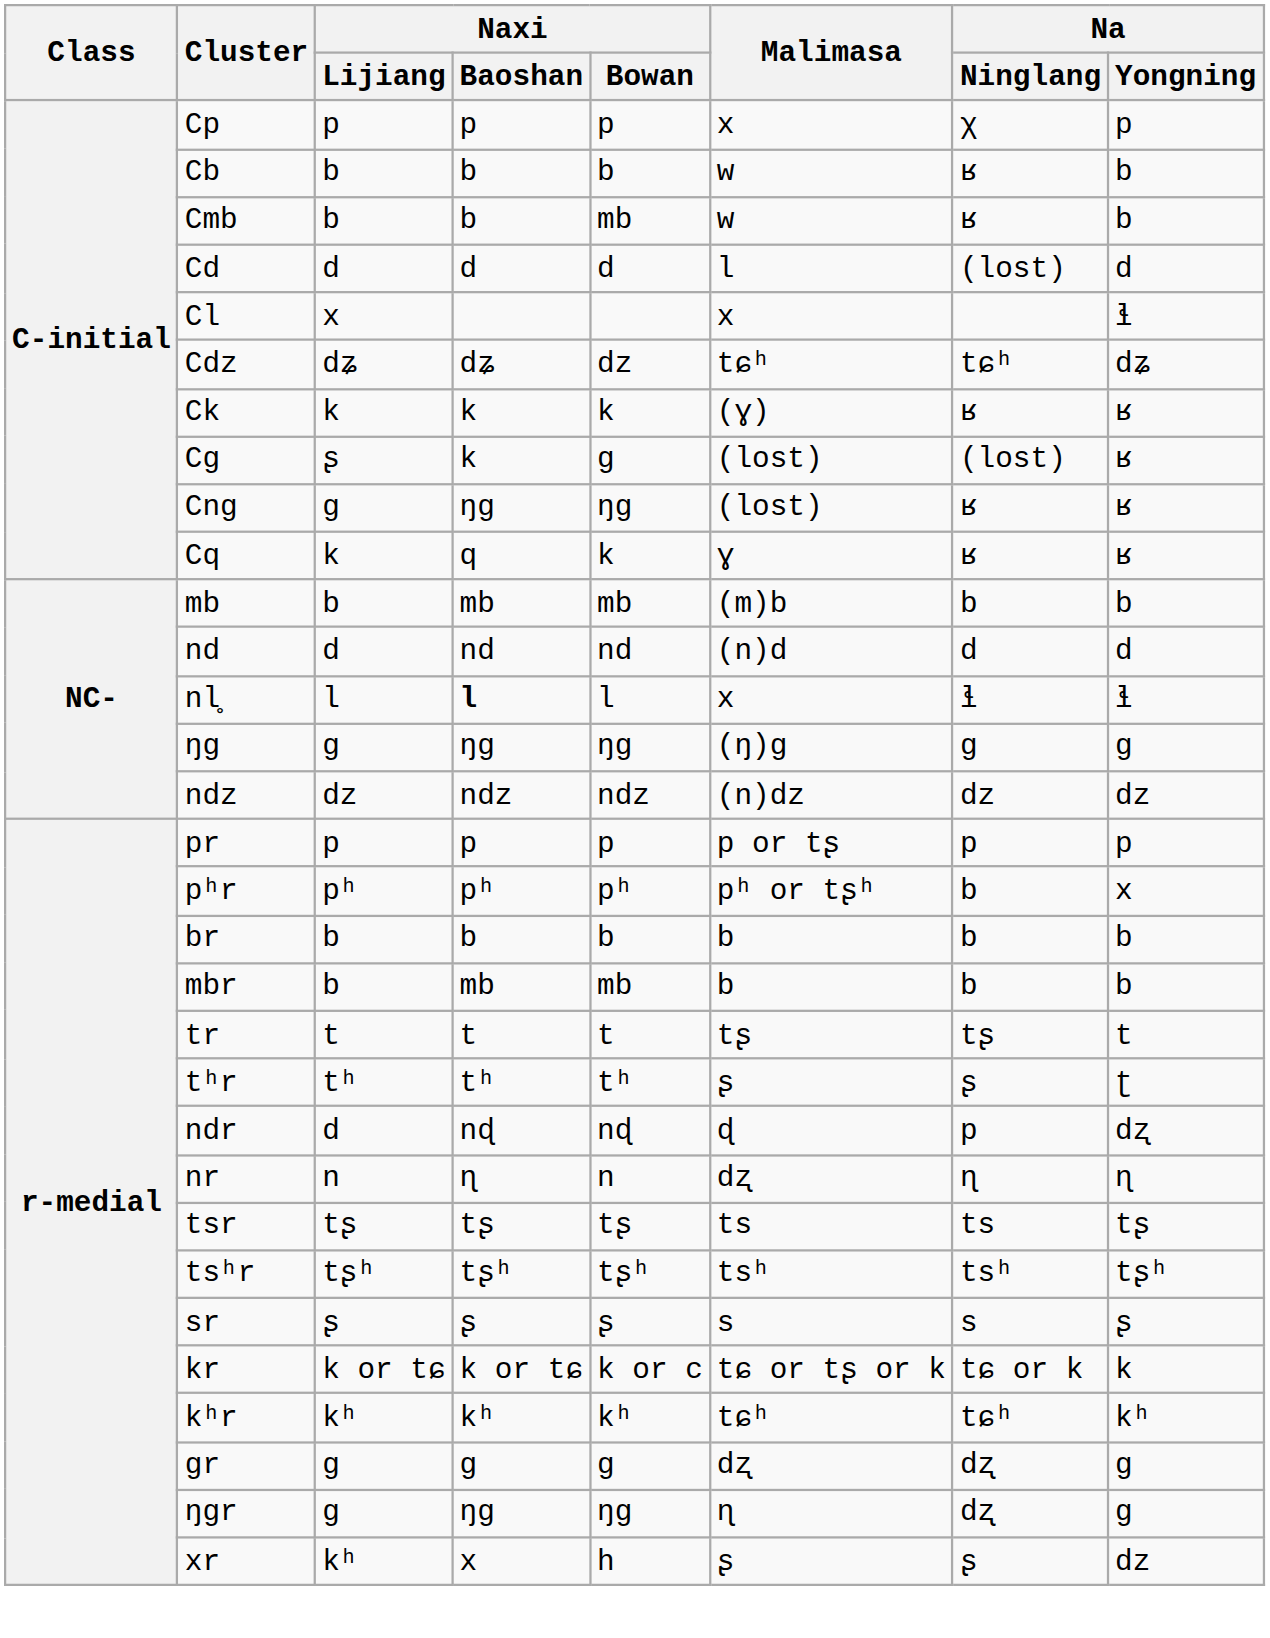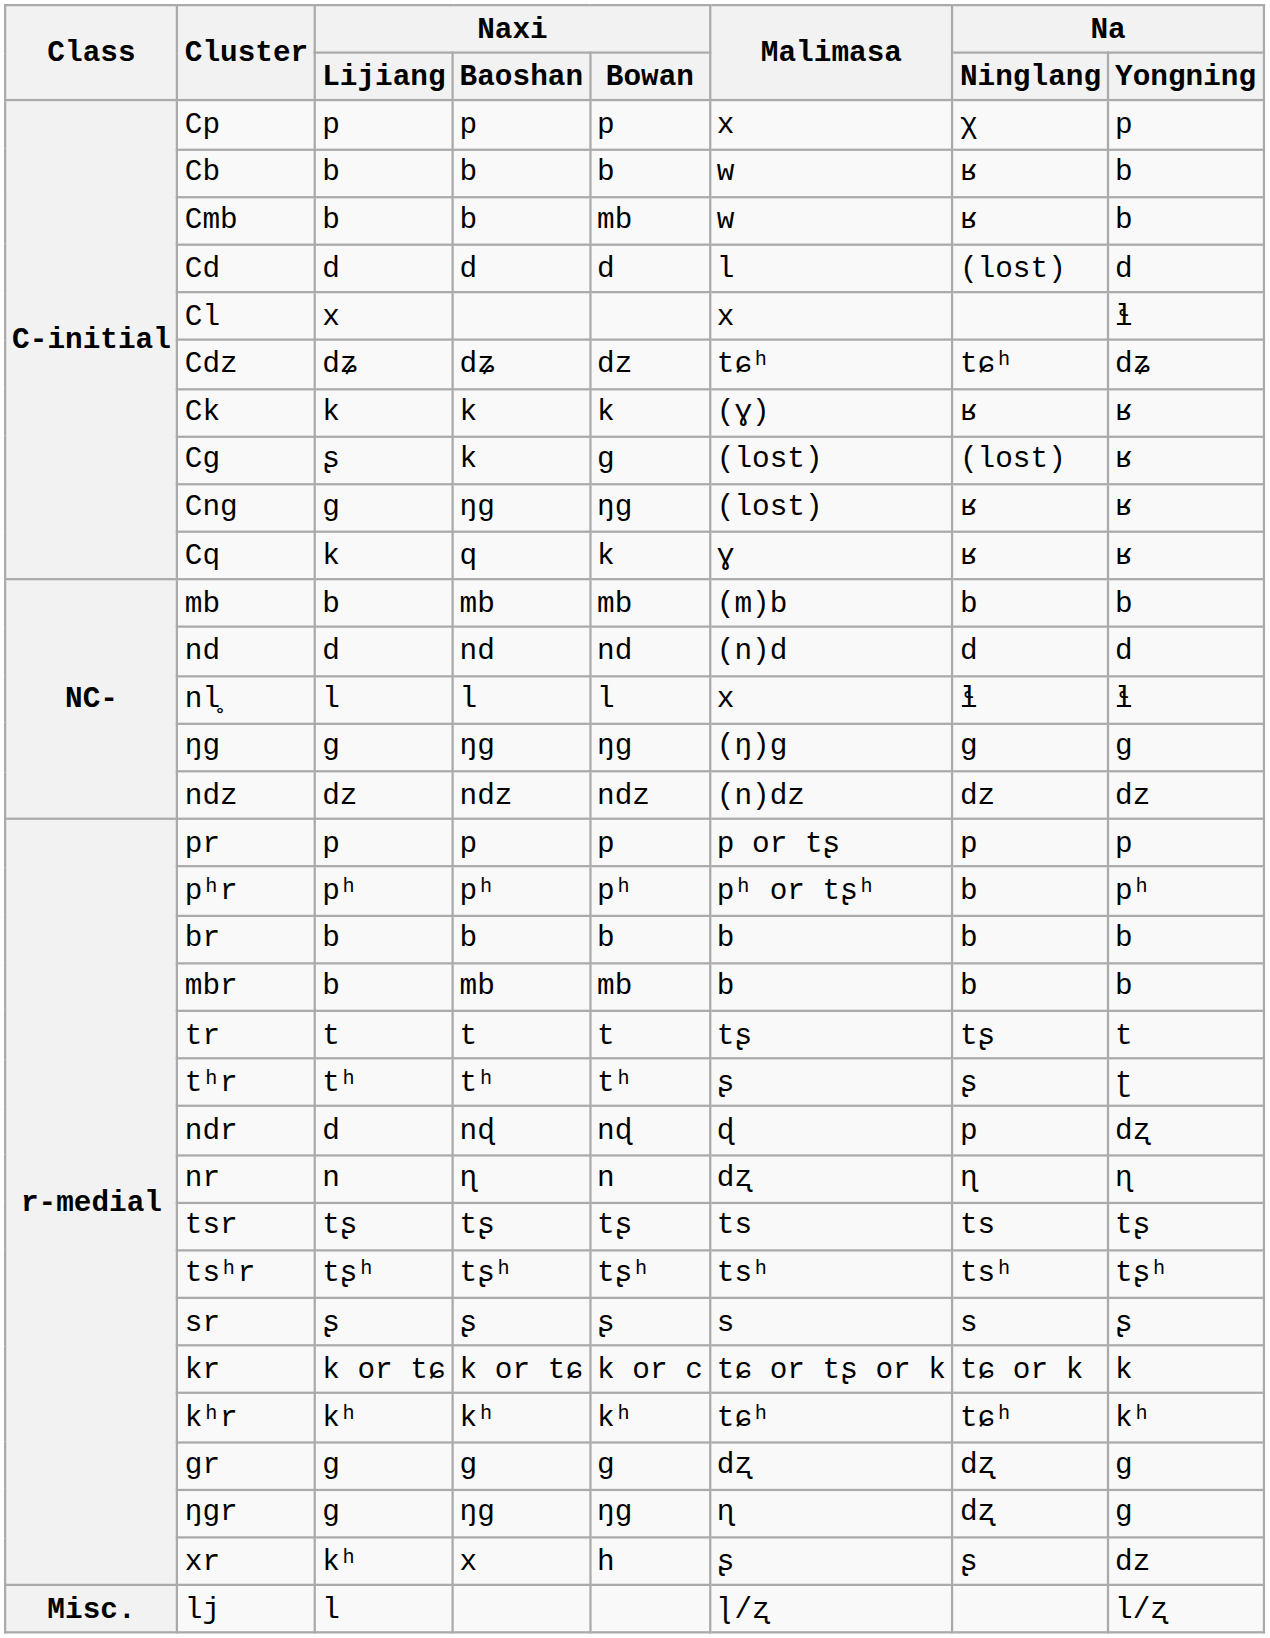(468, 699) bold -> (468, 699) normal
(1124, 891) x -> (1133, 891) pʰ
+ row: (202, 1609)
